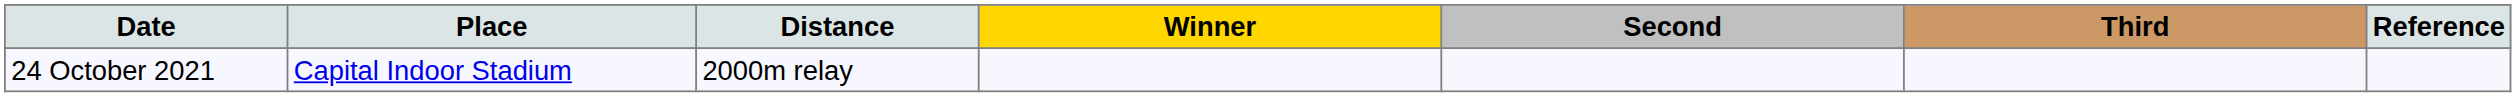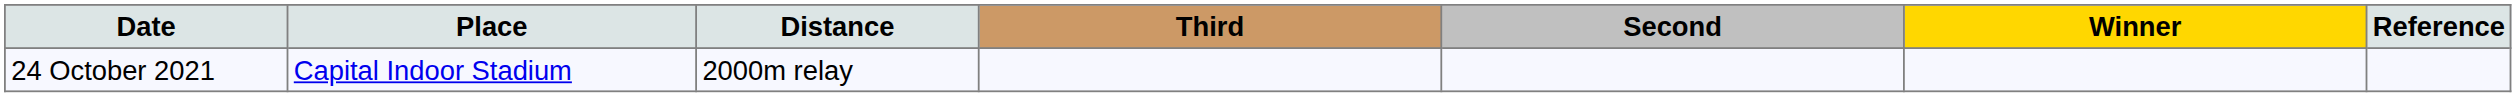columns swapped: (1210, 26) <-> (2135, 26)
